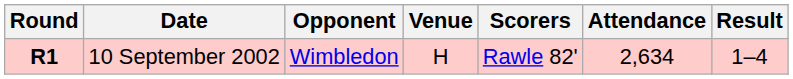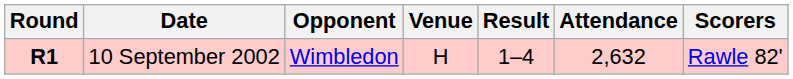columns swapped: (749, 21) <-> (530, 21)
(647, 56) 2,634 -> (619, 56) 2,632
